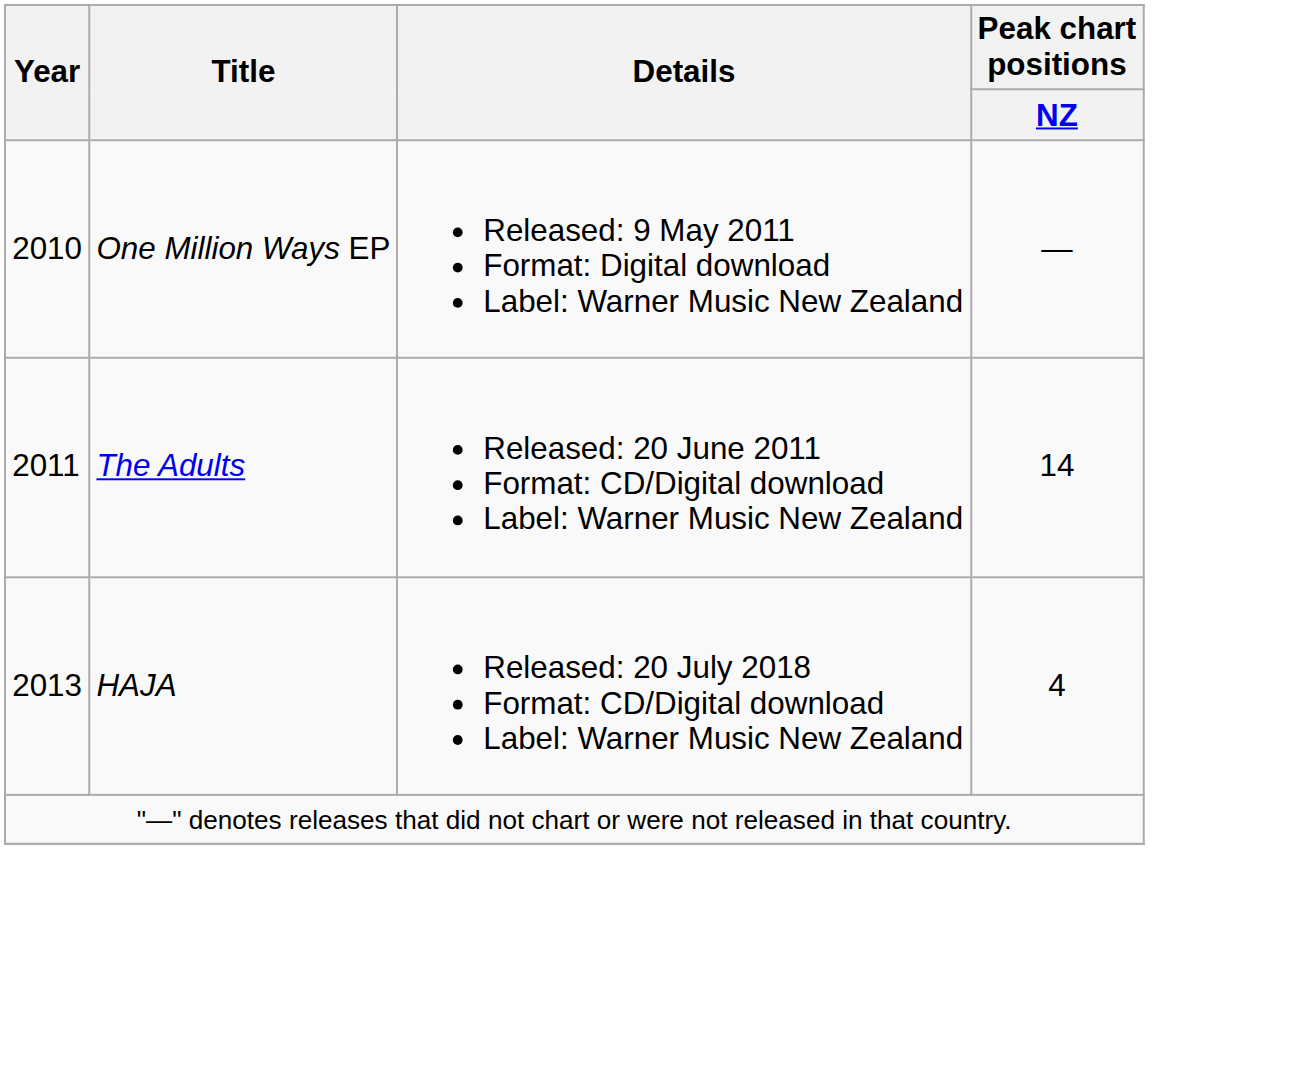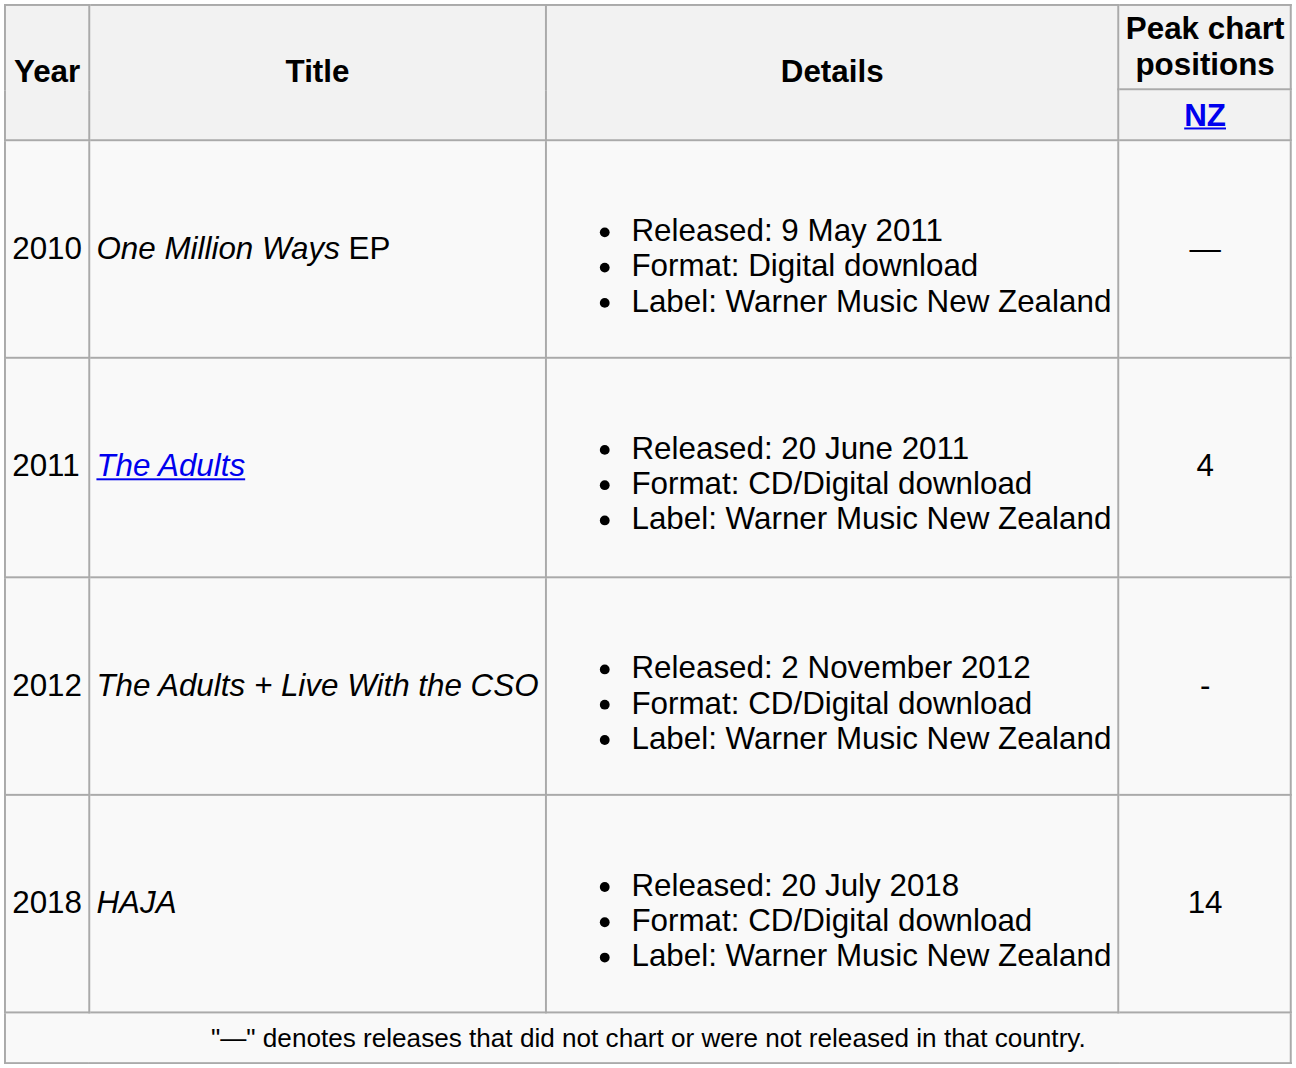(1057, 466) 14 -> (1205, 466) 4
+ row: (318, 684)
(47, 684) 2013 -> (47, 903) 2018
(1057, 684) 4 -> (1205, 903) 14
